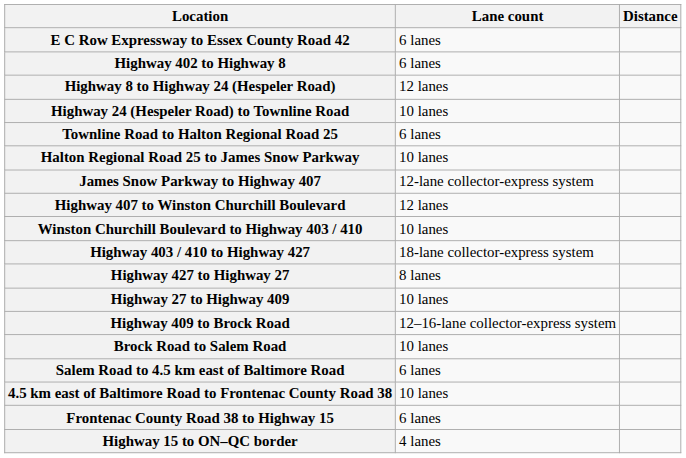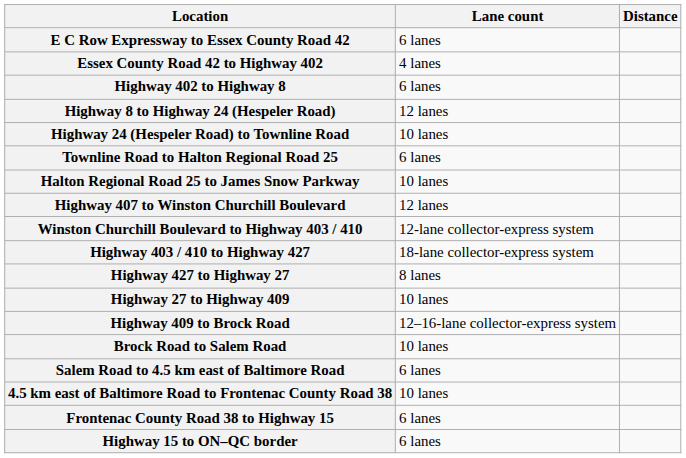+ row: (200, 63)
- row: (200, 181)
(424, 228) 10 lanes -> (496, 228) 12-lane collector-express system
(420, 441) 4 lanes -> (420, 441) 6 lanes
